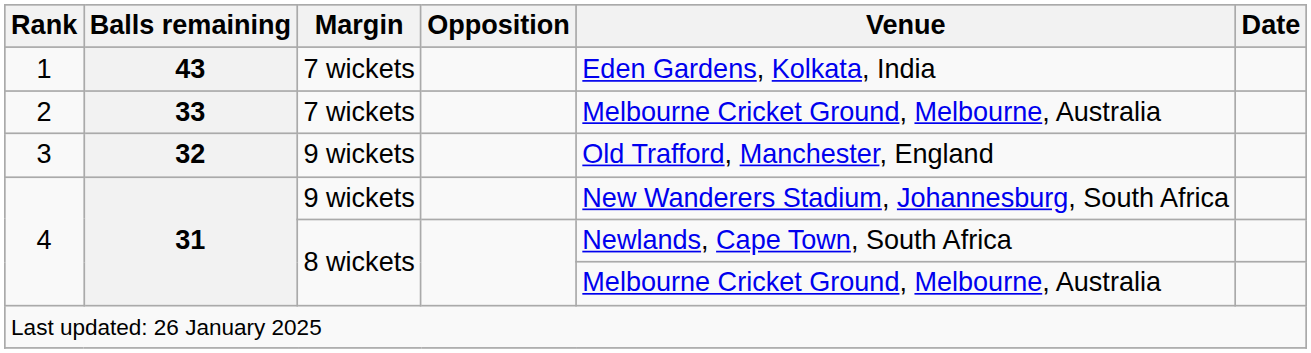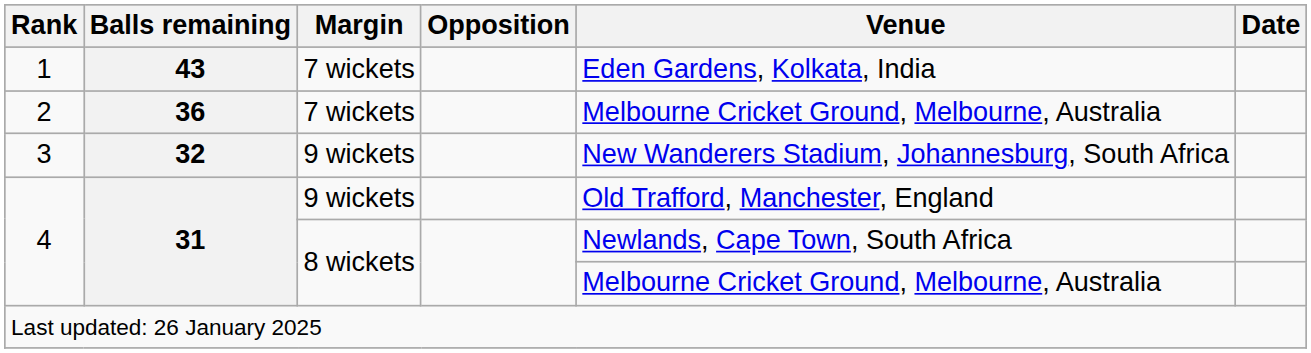(190, 111) 33 -> (190, 111) 36
(788, 154) Old Trafford, Manchester, England -> (906, 154) New Wanderers Stadium, Johannesburg, South Africa
(906, 197) New Wanderers Stadium, Johannesburg, South Africa -> (788, 197) Old Trafford, Manchester, England
